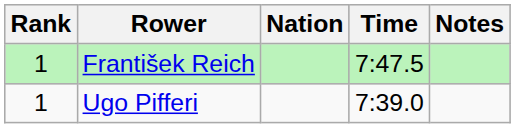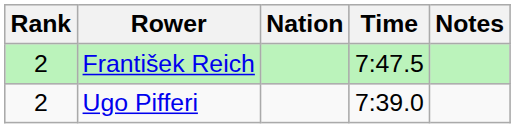(41, 63) 1 -> (41, 63) 2
(41, 102) 1 -> (41, 102) 2
